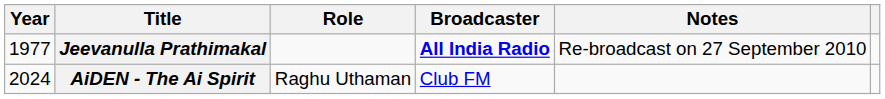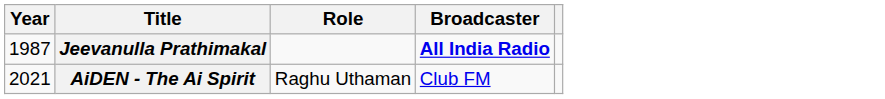- column: (712, 19)
(30, 49) 1977 -> (30, 49) 1987
(30, 78) 2024 -> (30, 78) 2021
